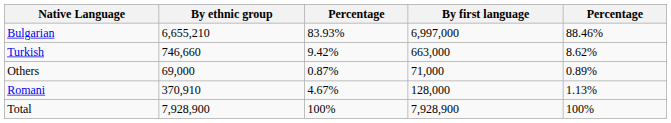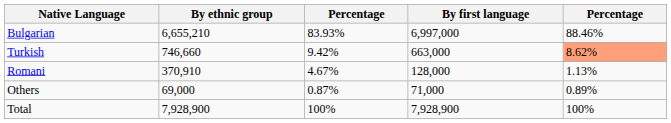(581, 52) no background -> (581, 52) lightsalmon background
rows swapped: (26, 90) <-> (23, 71)
